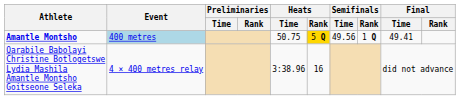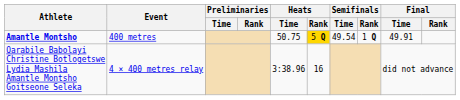(133, 37) lightblue background -> (133, 37) no background
(344, 37) 49.56 -> (344, 37) 49.54
(401, 37) 49.41 -> (401, 37) 49.91
